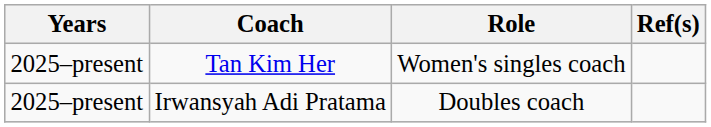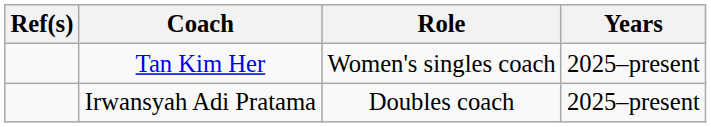columns swapped: (77, 24) <-> (668, 24)
